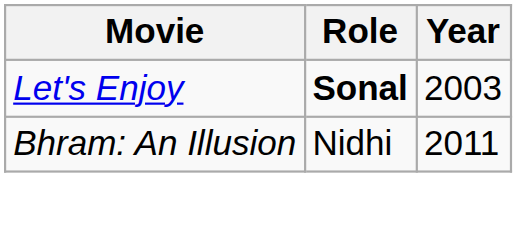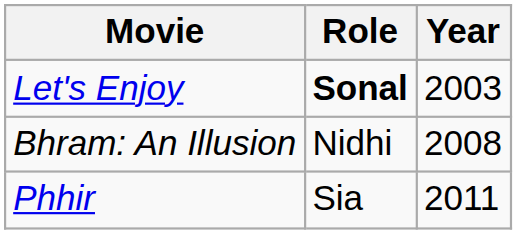(462, 143) 2011 -> (463, 143) 2008
+ row: (54, 198)
